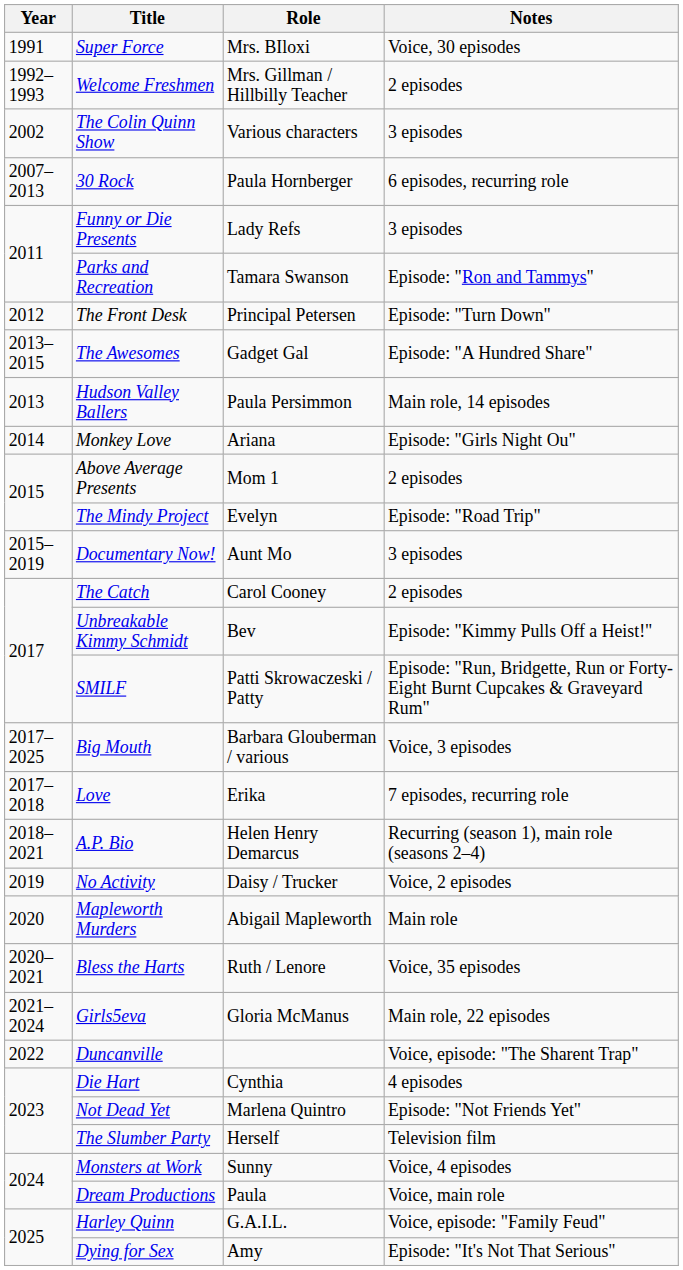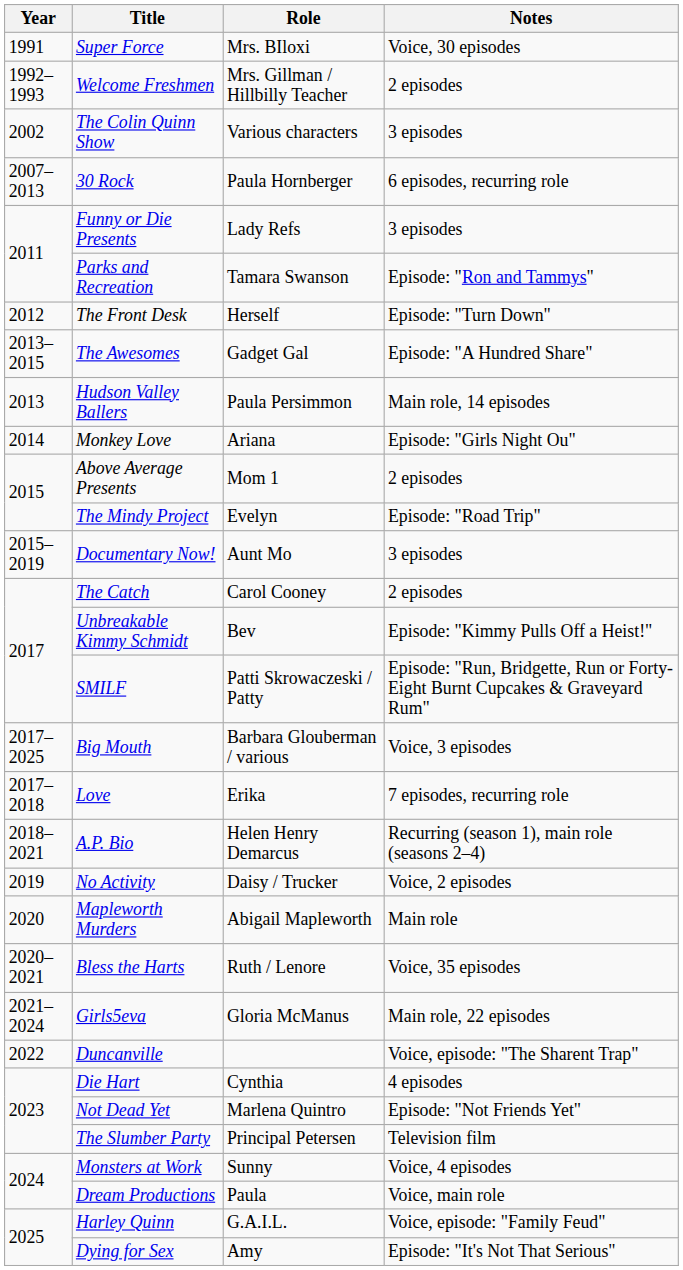(291, 315) Principal Petersen -> (253, 315) Herself
(253, 1138) Herself -> (291, 1138) Principal Petersen
